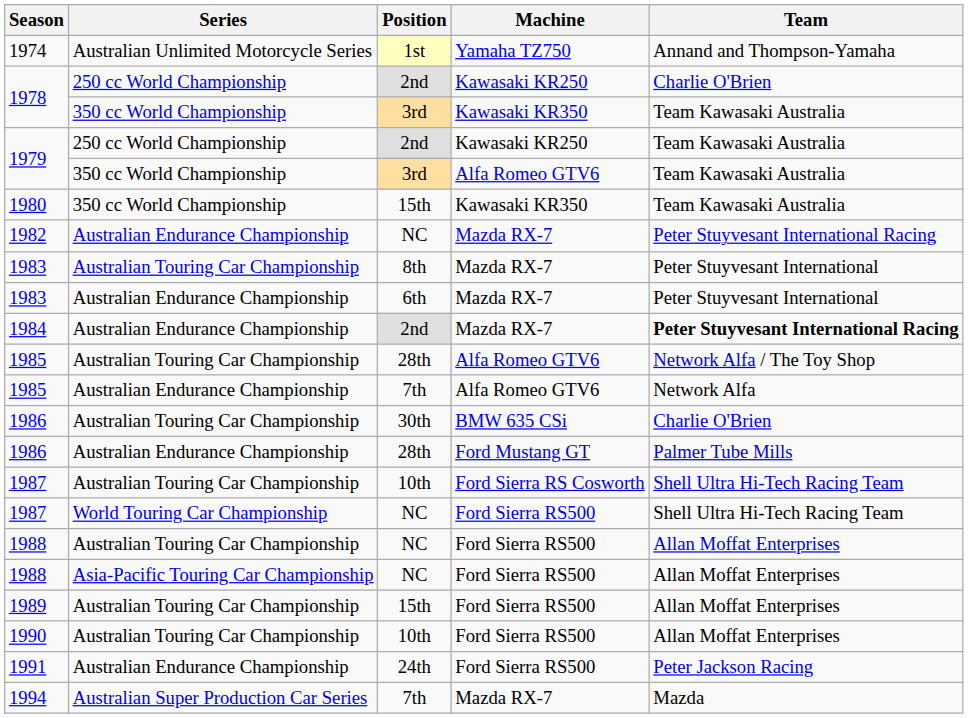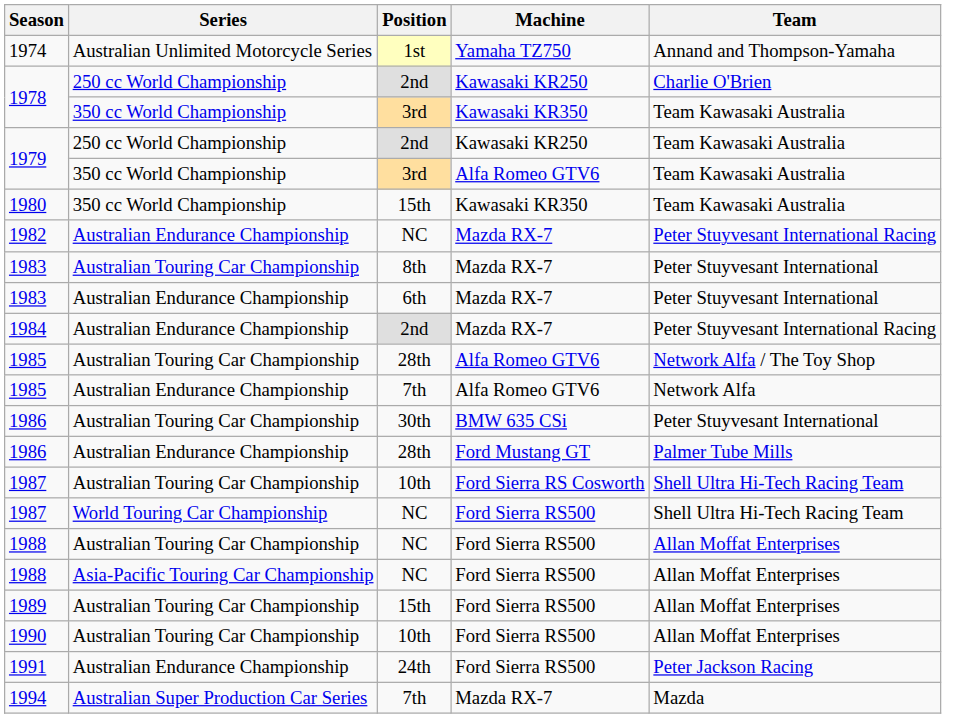(806, 328) bold -> (795, 328) normal
(712, 420) Charlie O'Brien -> (766, 420) Peter Stuyvesant International
